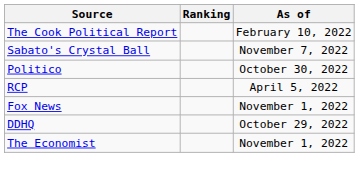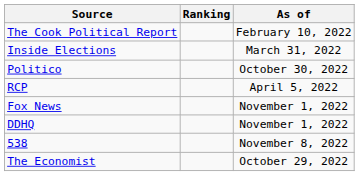+ row: (62, 51)
- row: (79, 51)
(294, 124) October 29, 2022 -> (294, 124) November 1, 2022
+ row: (17, 143)
(294, 143) November 1, 2022 -> (294, 161) October 29, 2022
